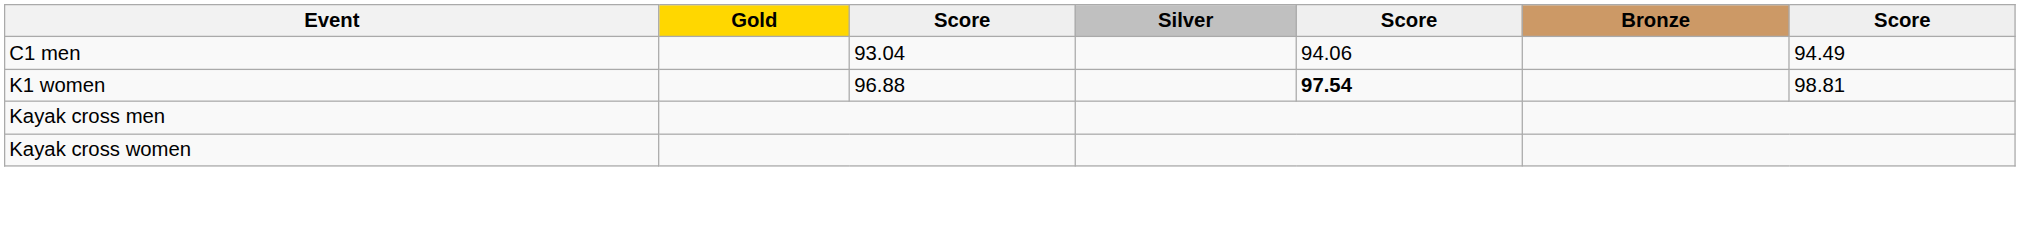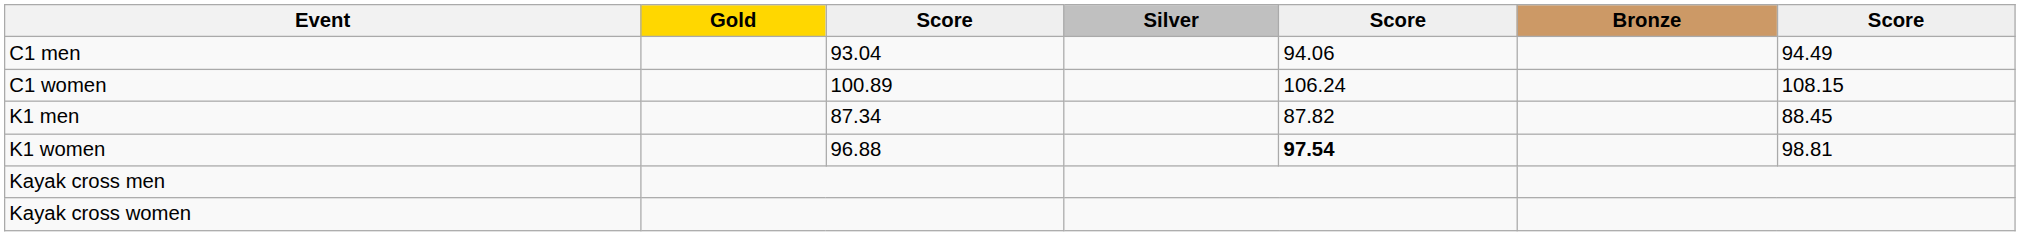+ row: (58, 85)
+ row: (44, 117)
